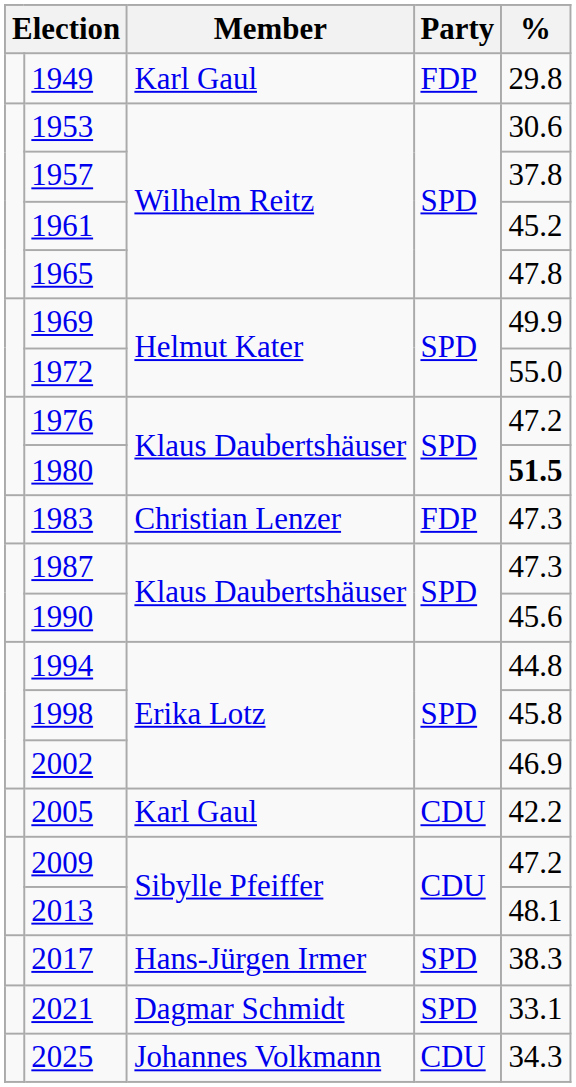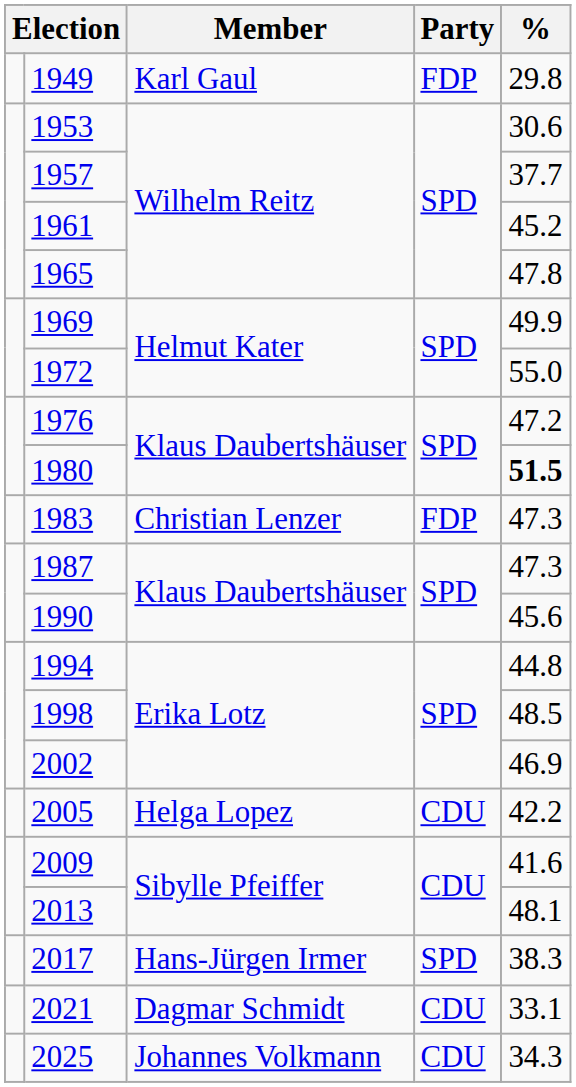(535, 175) 37.8 -> (535, 175) 37.7
(535, 714) 45.8 -> (535, 714) 48.5
(196, 812) Karl Gaul -> (214, 812) Helga Lopez
(535, 861) 47.2 -> (535, 861) 41.6
(449, 1008) SPD -> (453, 1008) CDU
